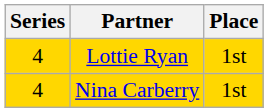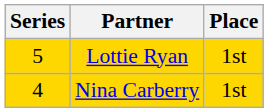(38, 55) 4 -> (38, 55) 5
